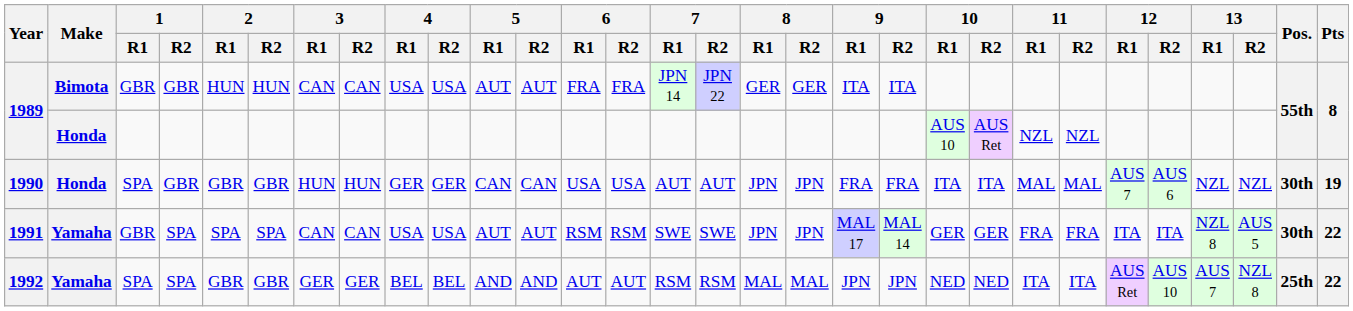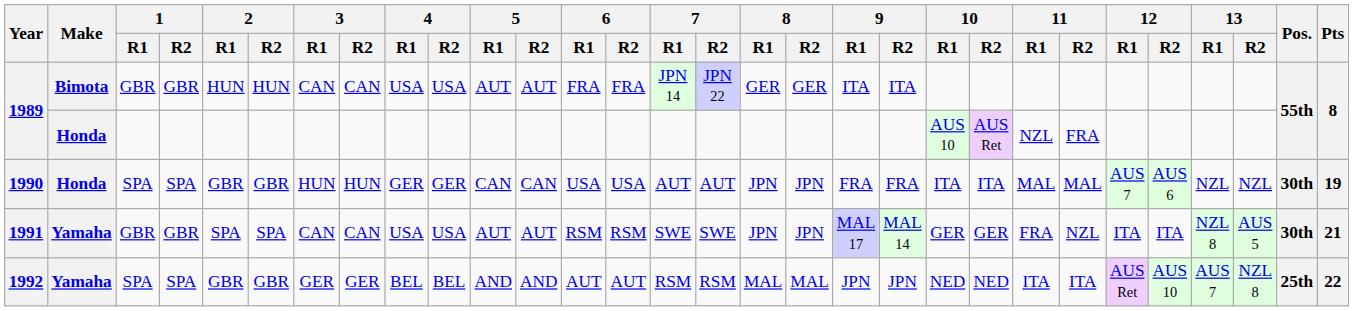(1083, 135) NZL -> (1083, 135) FRA
(181, 184) GBR -> (181, 184) SPA
(181, 233) SPA -> (181, 233) GBR
(1083, 233) FRA -> (1083, 233) NZL
(1333, 233) 22 -> (1333, 233) 21
